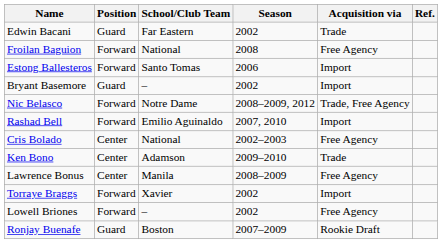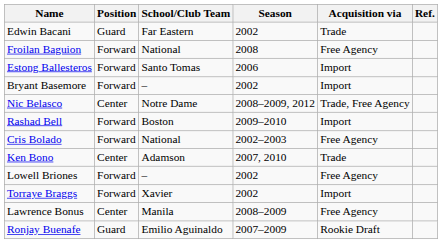(111, 85) Guard -> (116, 85) Forward
(116, 103) Forward -> (112, 103) Center
(182, 121) Emilio Aguinaldo -> (158, 121) Boston
(261, 121) 2007, 2010 -> (261, 121) 2009–2010
(112, 139) Center -> (116, 139) Forward
(261, 157) 2009–2010 -> (261, 157) 2007, 2010
rows swapped: (45, 175) <-> (42, 211)
(158, 229) Boston -> (182, 229) Emilio Aguinaldo
